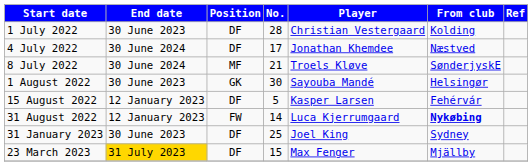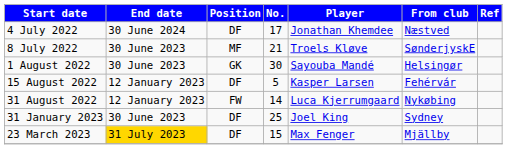- row: (42, 30)
(147, 65) 30 June 2024 -> (147, 48) 30 June 2023
(456, 117) bold -> (430, 100) normal
